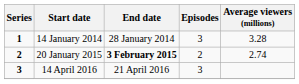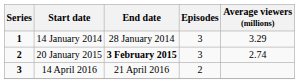(258, 39) 3.28 -> (258, 39) 3.29
(200, 54) 2 -> (200, 54) 3
(200, 70) 3 -> (200, 70) 2
